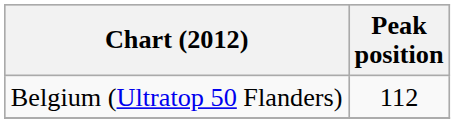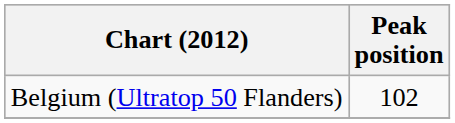(399, 96) 112 -> (399, 96) 102
